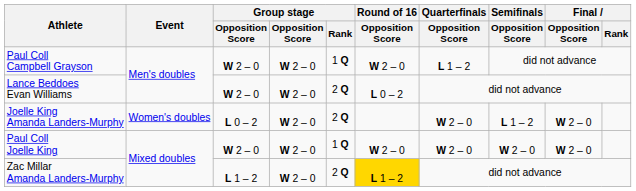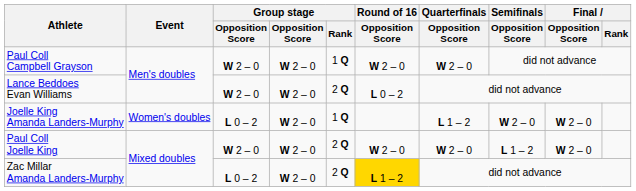(454, 67) L 1 – 2 -> (454, 67) W 2 – 0
(340, 117) 2 Q -> (340, 117) 1 Q
(454, 123) W 2 – 0 -> (454, 123) L 1 – 2
(517, 123) L 1 – 2 -> (517, 123) W 2 – 0
(340, 145) 1 Q -> (340, 145) 2 Q
(517, 151) W 2 – 0 -> (517, 151) L 1 – 2
(241, 179) L 1 – 2 -> (241, 179) L 0 – 2
